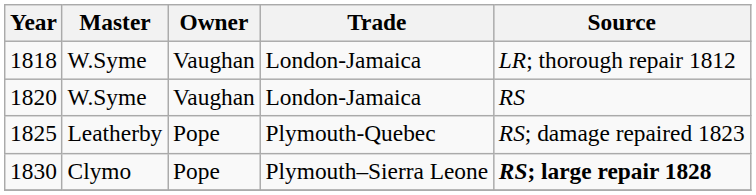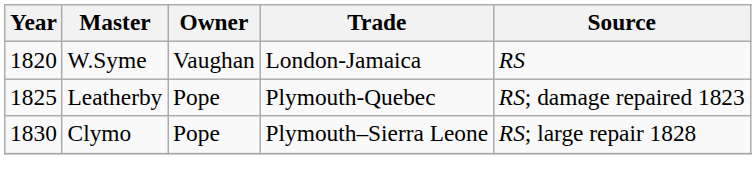- row: (33, 60)
(605, 171) bold -> (598, 134) normal
